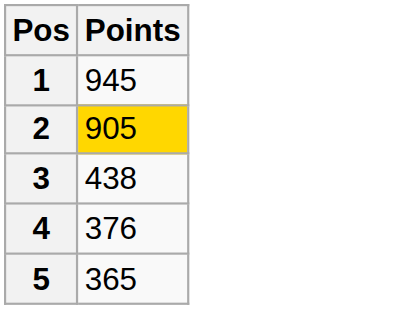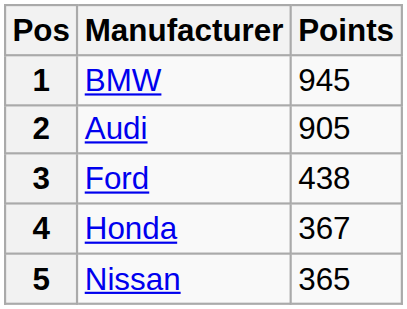+ column: (184, 30)
(111, 129) gold background -> (324, 129) no background
(111, 229) 376 -> (324, 229) 367
